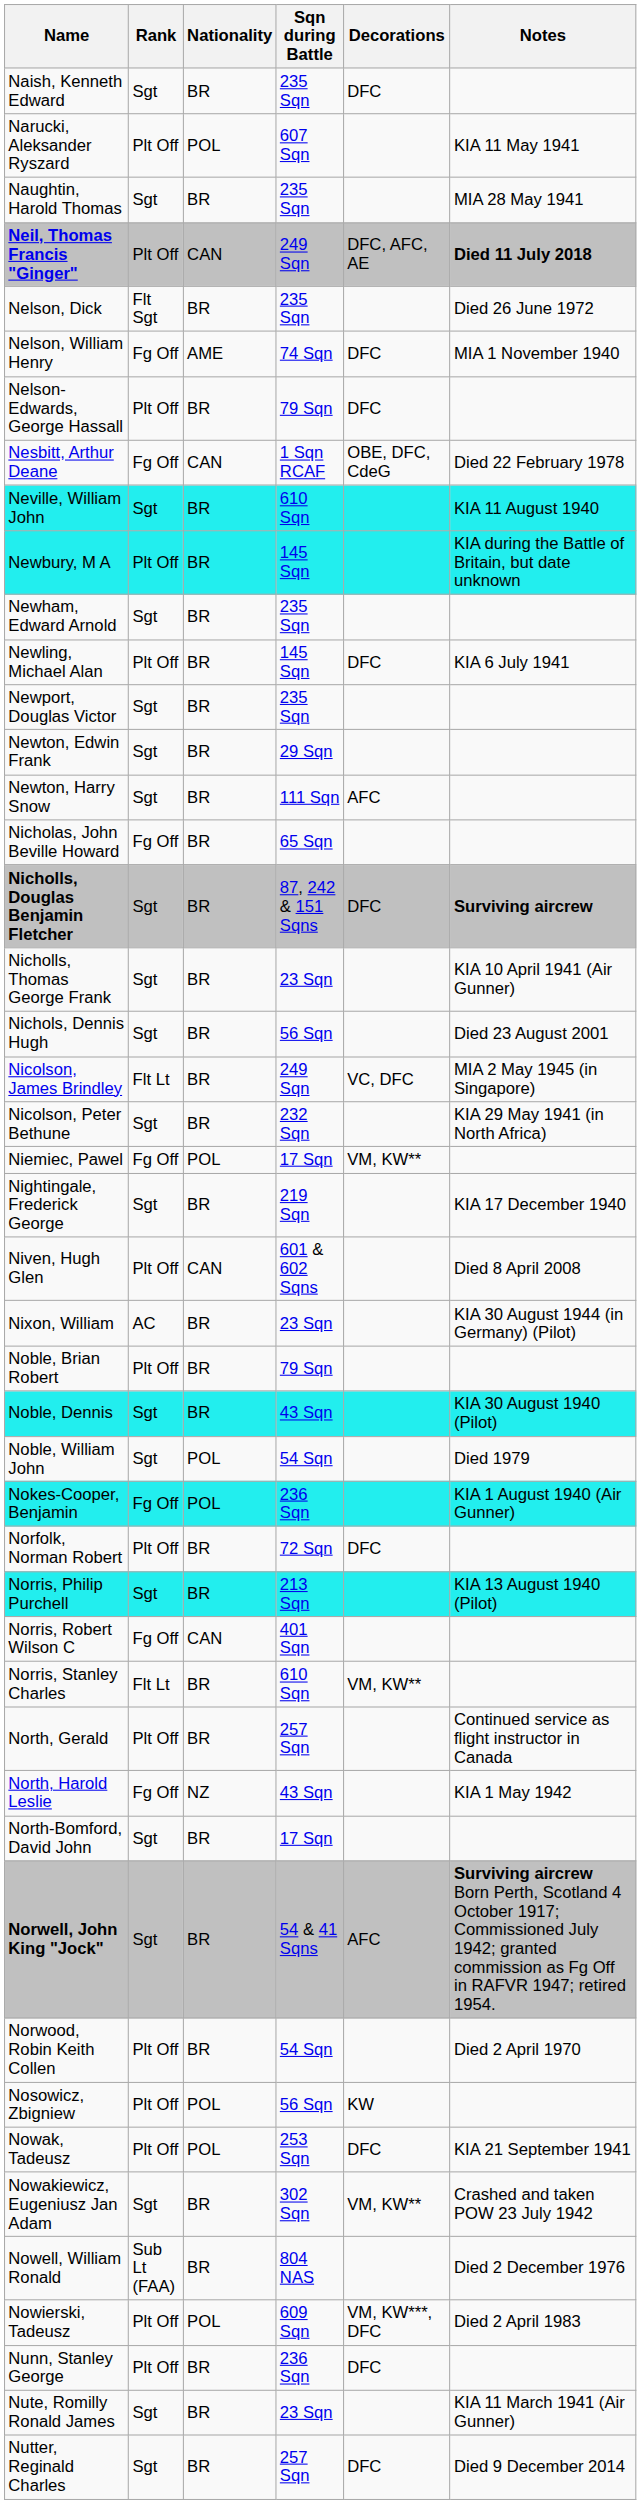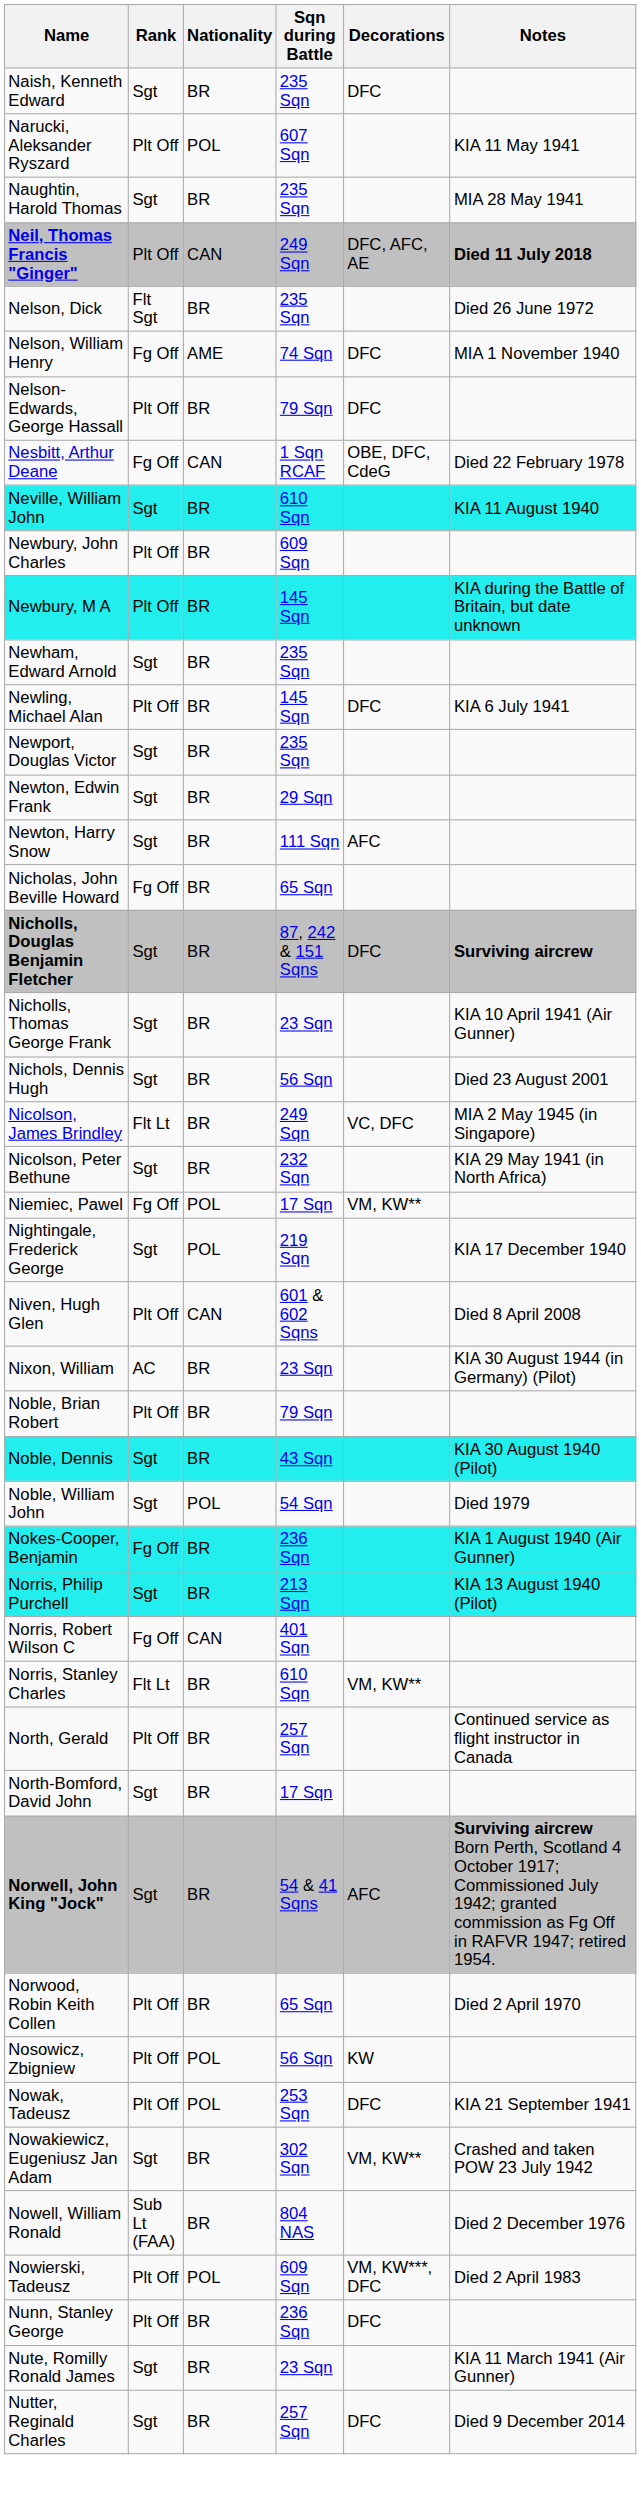+ row: (63, 553)
(199, 1204) BR -> (204, 1250) POL
(204, 1503) POL -> (199, 1548) BR
- row: (65, 1548)
- row: (58, 1793)
(306, 2050) 54 Sqn -> (306, 2005) 65 Sqn
